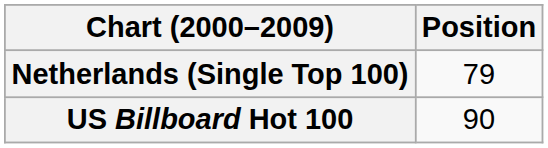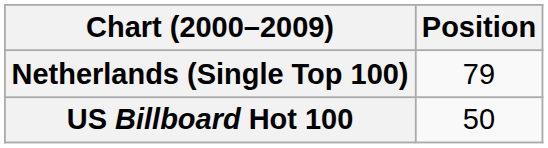(479, 119) 90 -> (479, 119) 50
